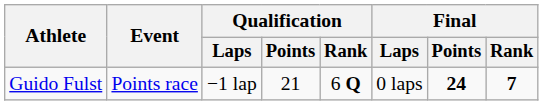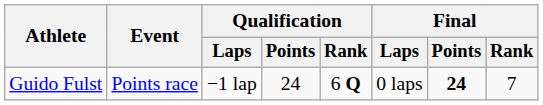(290, 83) 21 -> (290, 83) 24
(512, 83) bold -> (512, 83) normal
